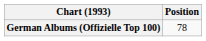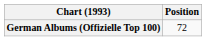(182, 28) 78 -> (182, 28) 72
